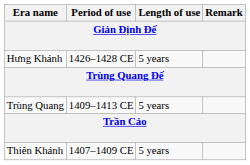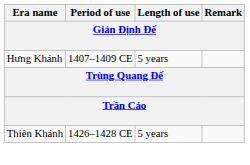(101, 59) 1426–1428 CE -> (100, 59) 1407–1409 CE
- row: (35, 105)
(101, 151) 1407–1409 CE -> (100, 134) 1426–1428 CE
